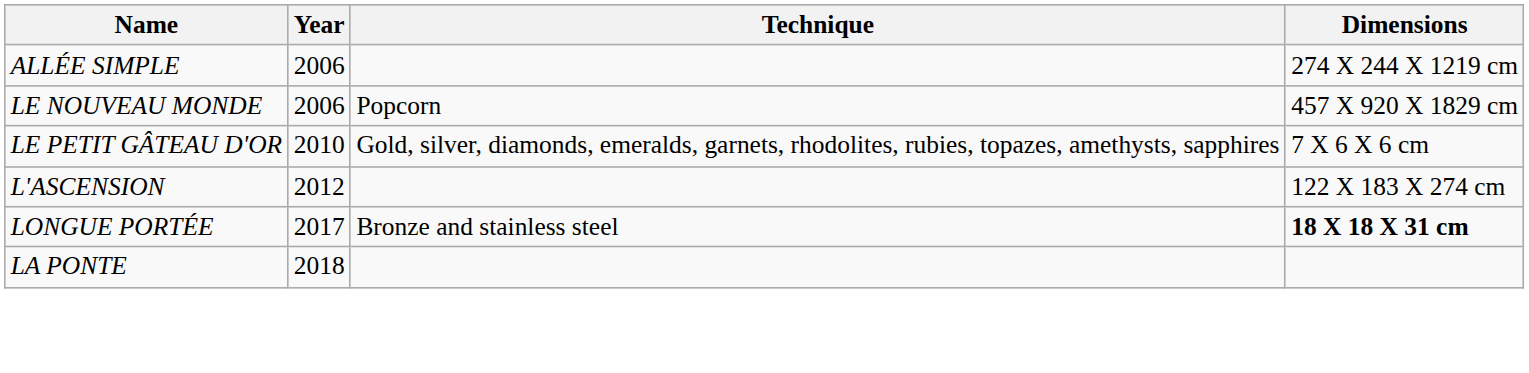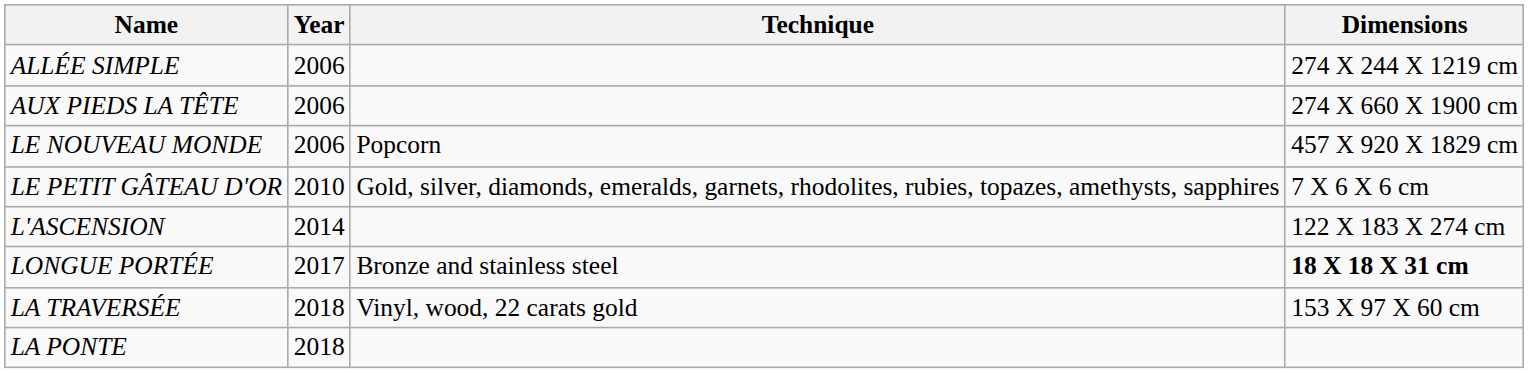+ row: (125, 105)
(319, 186) 2012 -> (319, 226) 2014
+ row: (96, 307)
